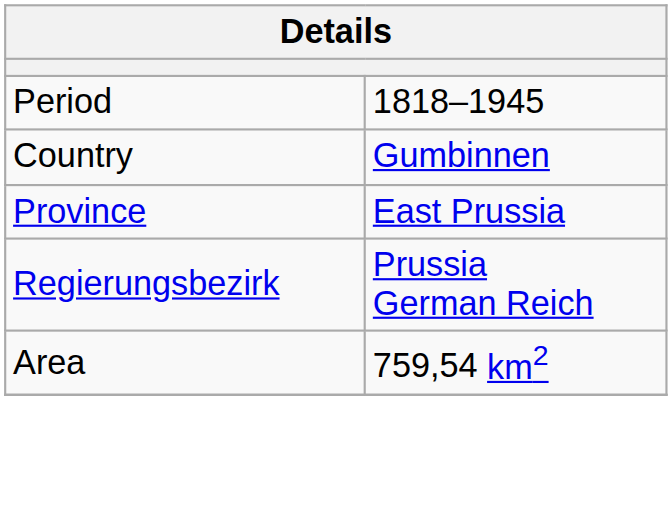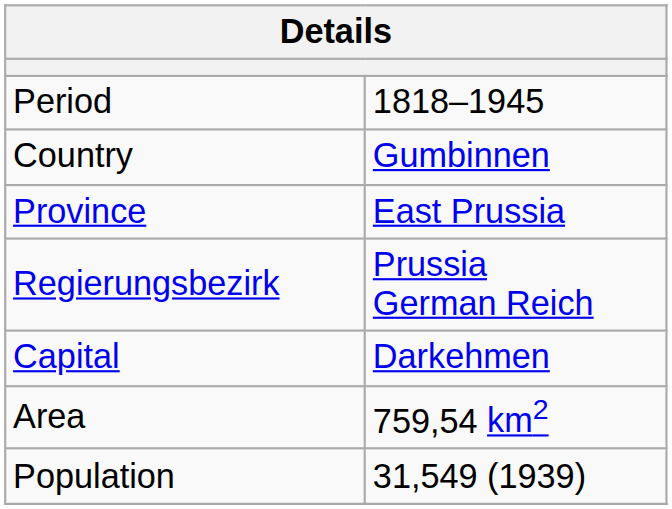+ row: (66, 357)
+ row: (94, 475)
